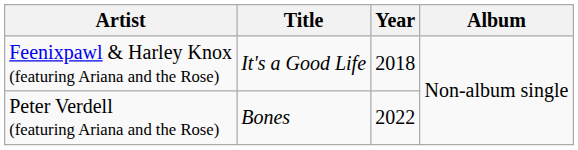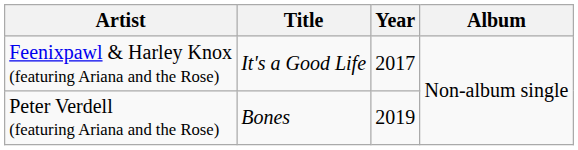(395, 63) 2018 -> (395, 63) 2017
(395, 117) 2022 -> (395, 117) 2019
